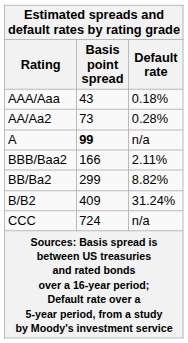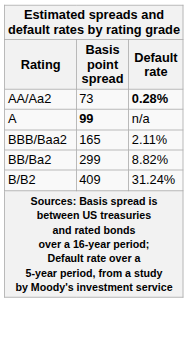- row: (34, 99)
(150, 119) normal -> (150, 99) bold
(90, 160) 166 -> (90, 139) 165
- row: (22, 221)
